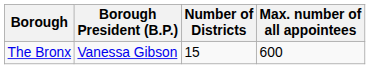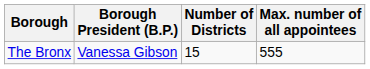(271, 52) 600 -> (271, 52) 555
